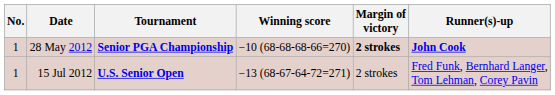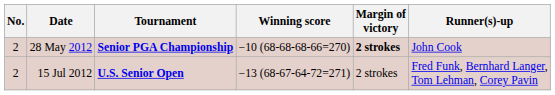(16, 47) 1 -> (16, 47) 2
(439, 47) bold -> (437, 47) normal
(16, 73) 1 -> (16, 73) 2
